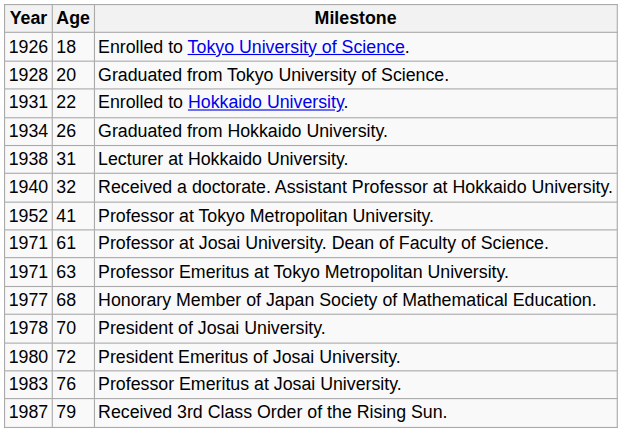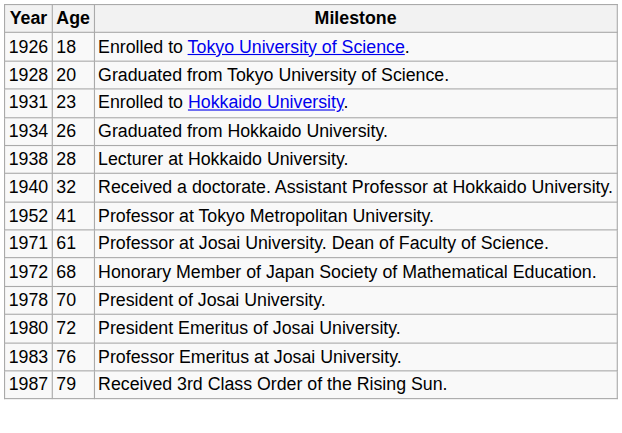(66, 103) 22 -> (66, 103) 23
(66, 159) 31 -> (66, 159) 28
- row: (304, 272)
(28, 300) 1977 -> (28, 272) 1972
